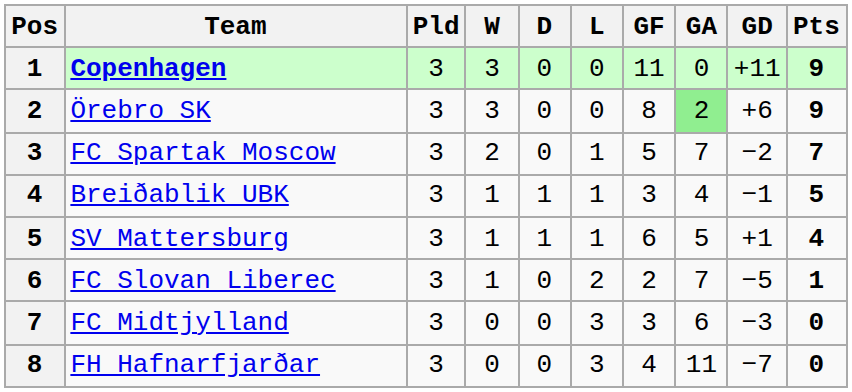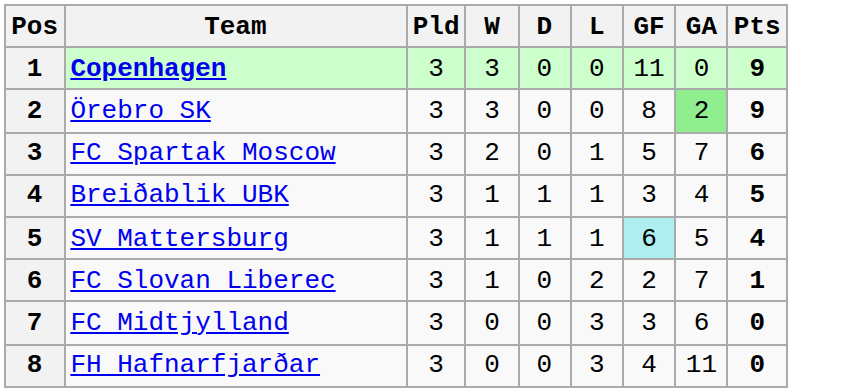- column: (757, 26)
(816, 153) 7 -> (757, 153) 6
(649, 238) no background -> (649, 238) paleturquoise background
